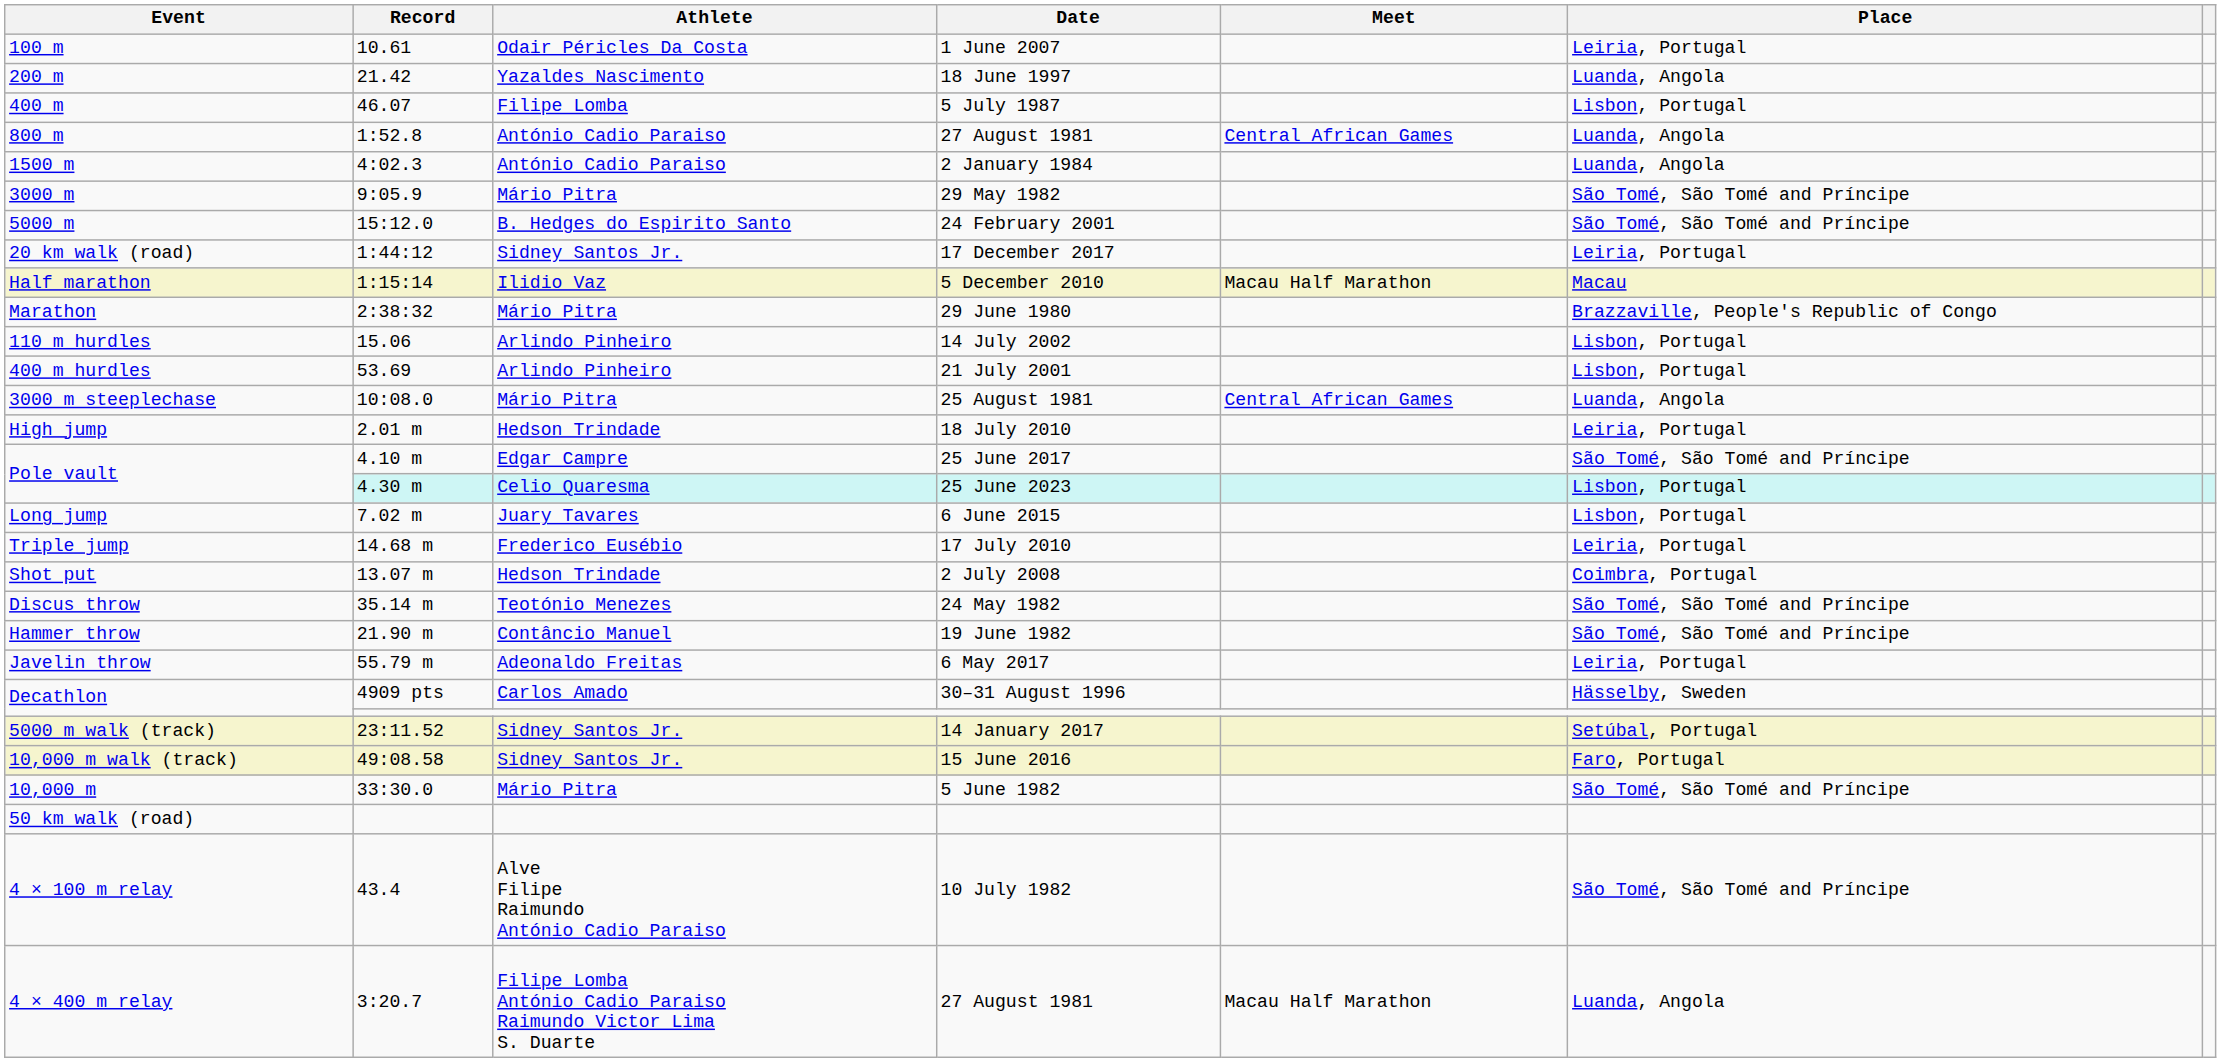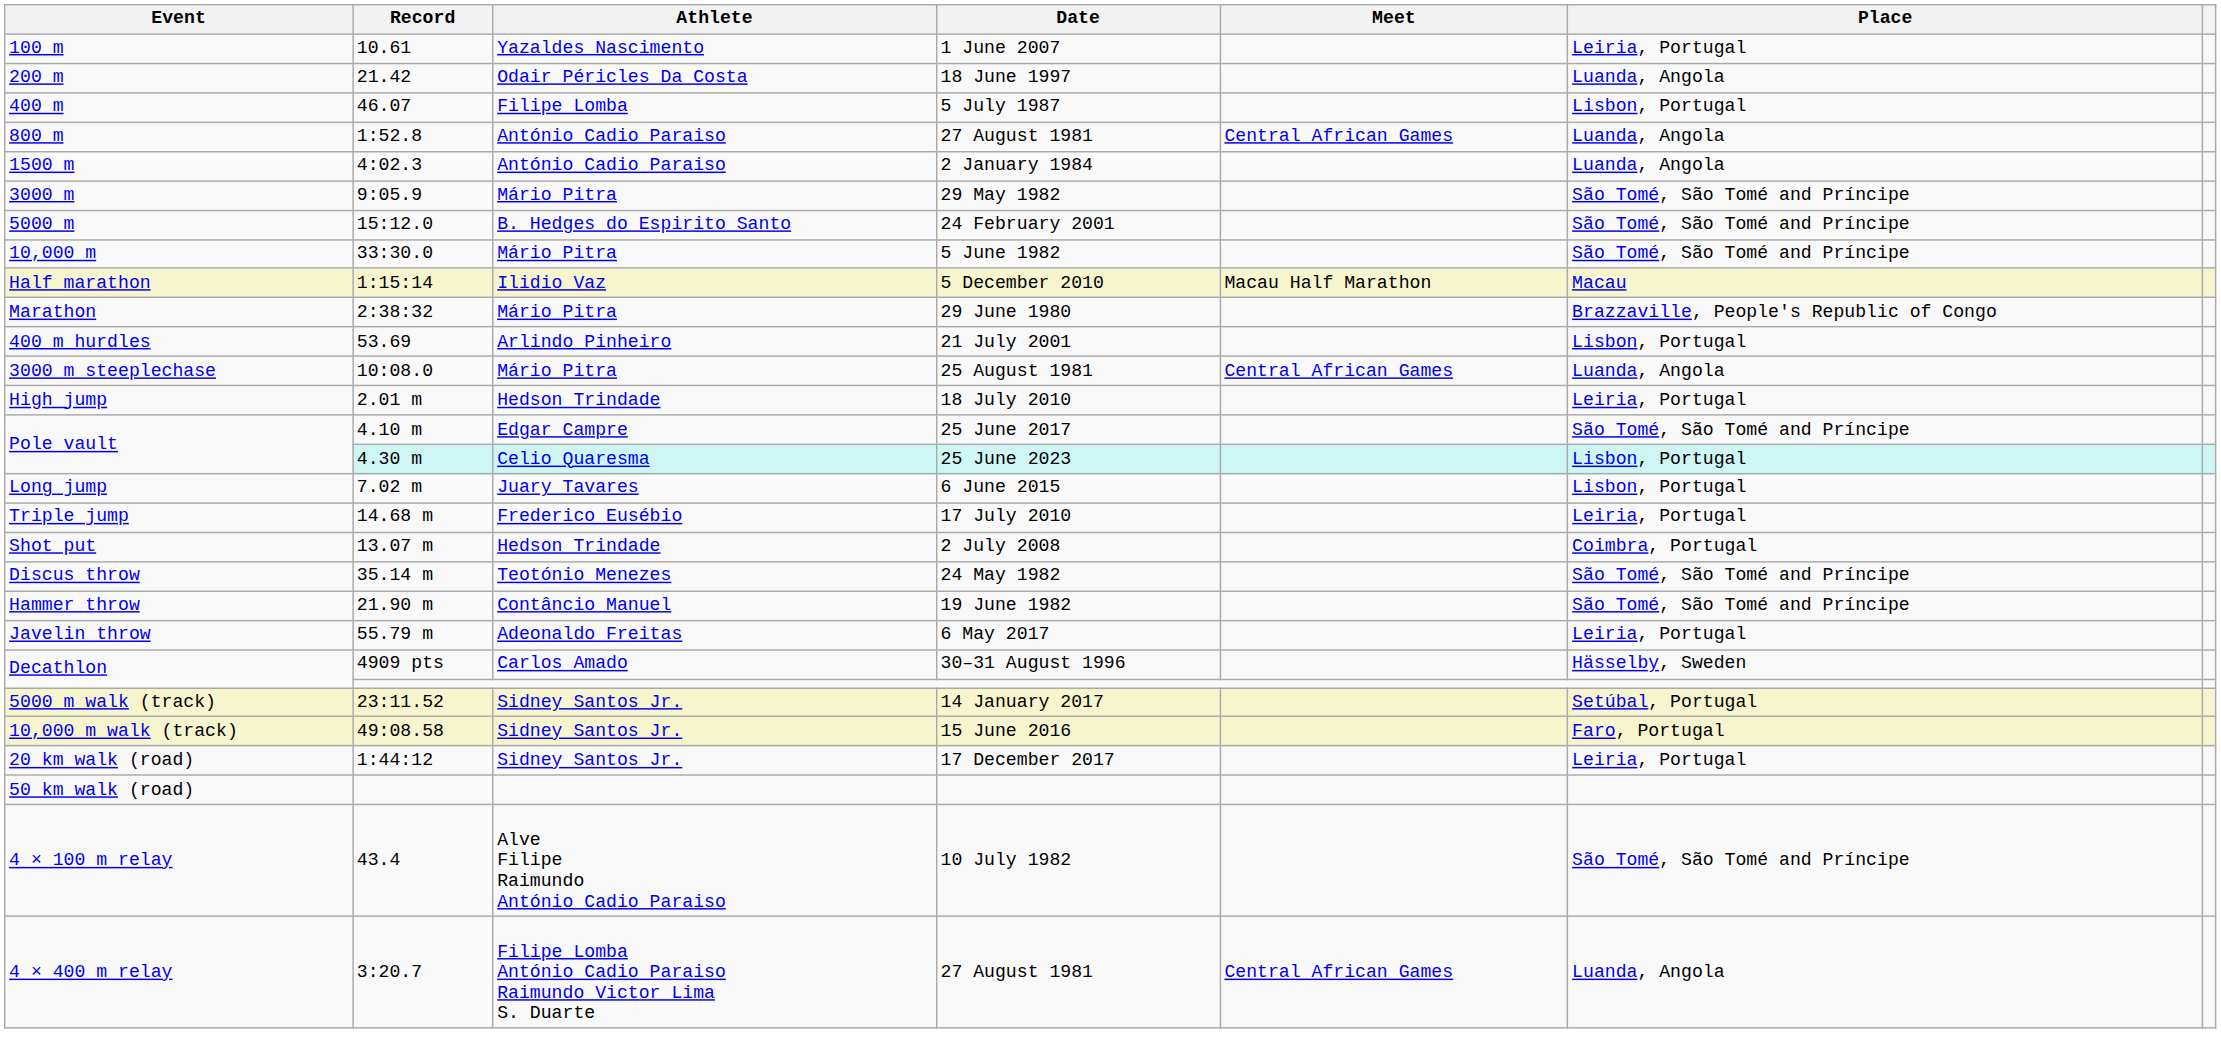(622, 49) Odair Péricles Da Costa -> (601, 49) Yazaldes Nascimento
(601, 78) Yazaldes Nascimento -> (622, 78) Odair Péricles Da Costa
rows swapped: (53, 790) <-> (102, 254)
- row: (80, 342)
(1328, 1002) Macau Half Marathon -> (1339, 973) Central African Games
